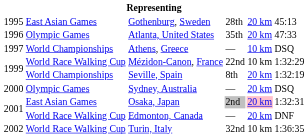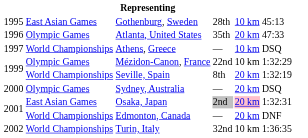(260, 21) 20 km -> (247, 21) 10 km
(76, 62) World Race Walking Cup -> (58, 62) Olympic Games
(76, 115) World Race Walking Cup -> (69, 115) World Championships
(76, 129) World Race Walking Cup -> (69, 129) World Championships
